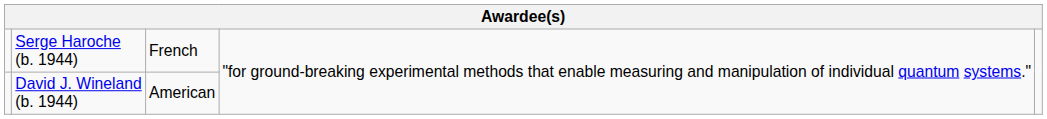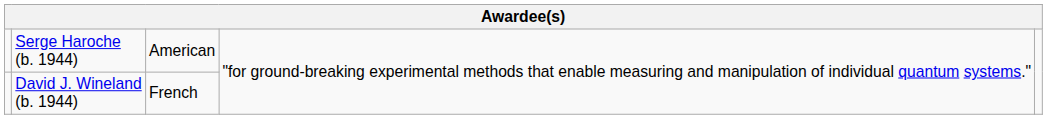(173, 50) French -> (182, 50) American
(182, 93) American -> (173, 93) French
